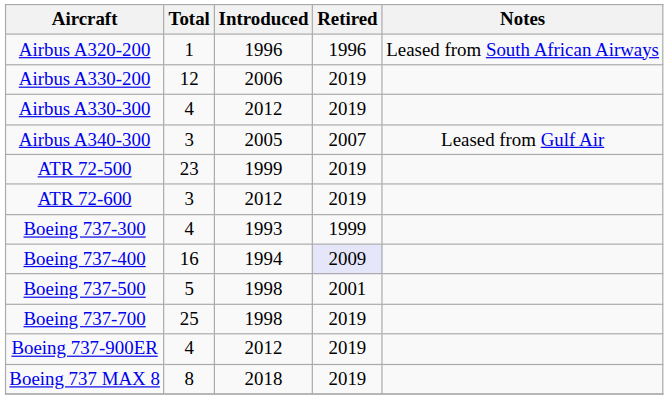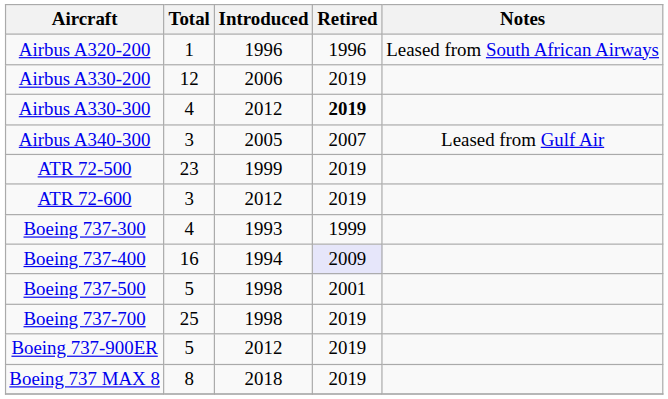(347, 109) normal -> (347, 109) bold
(189, 348) 4 -> (189, 348) 5
